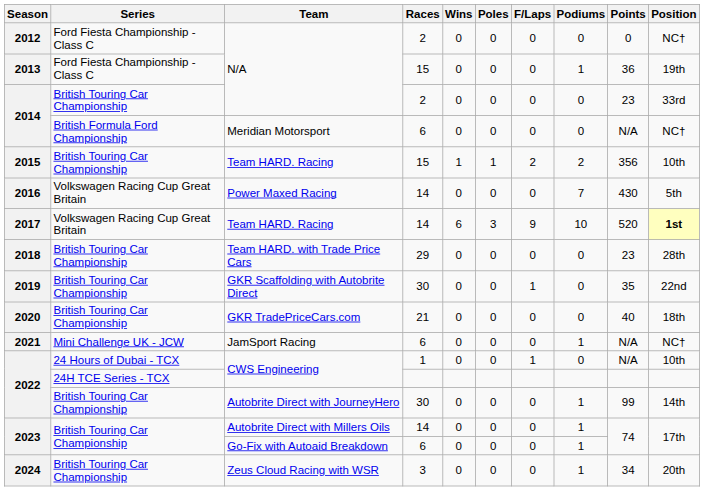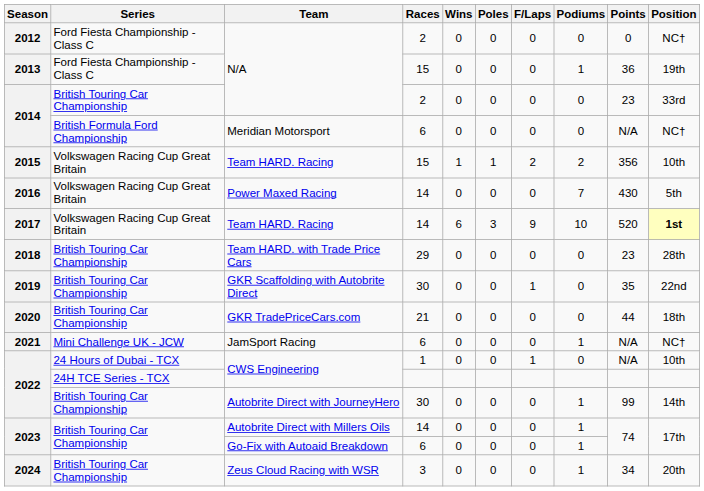(101, 162) British Touring Car Championship -> (132, 162) Volkswagen Racing Cup Great Britain
(628, 317) 40 -> (628, 317) 44
